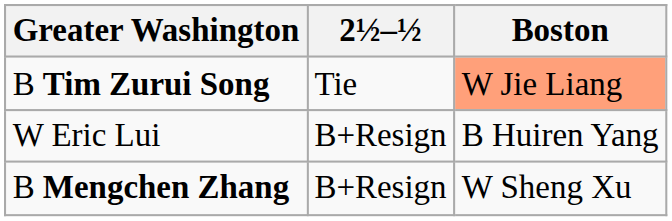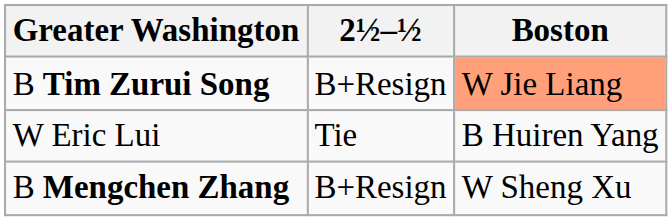(336, 82) Tie -> (380, 82) B+Resign
(380, 135) B+Resign -> (336, 135) Tie
